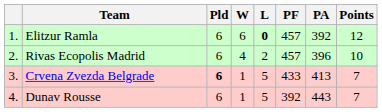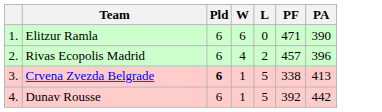- column: (357, 14)
(265, 35) bold -> (265, 35) normal
(291, 35) 457 -> (291, 35) 471
(321, 35) 392 -> (321, 35) 390
(291, 76) 433 -> (291, 76) 338
(321, 96) 443 -> (321, 96) 442
